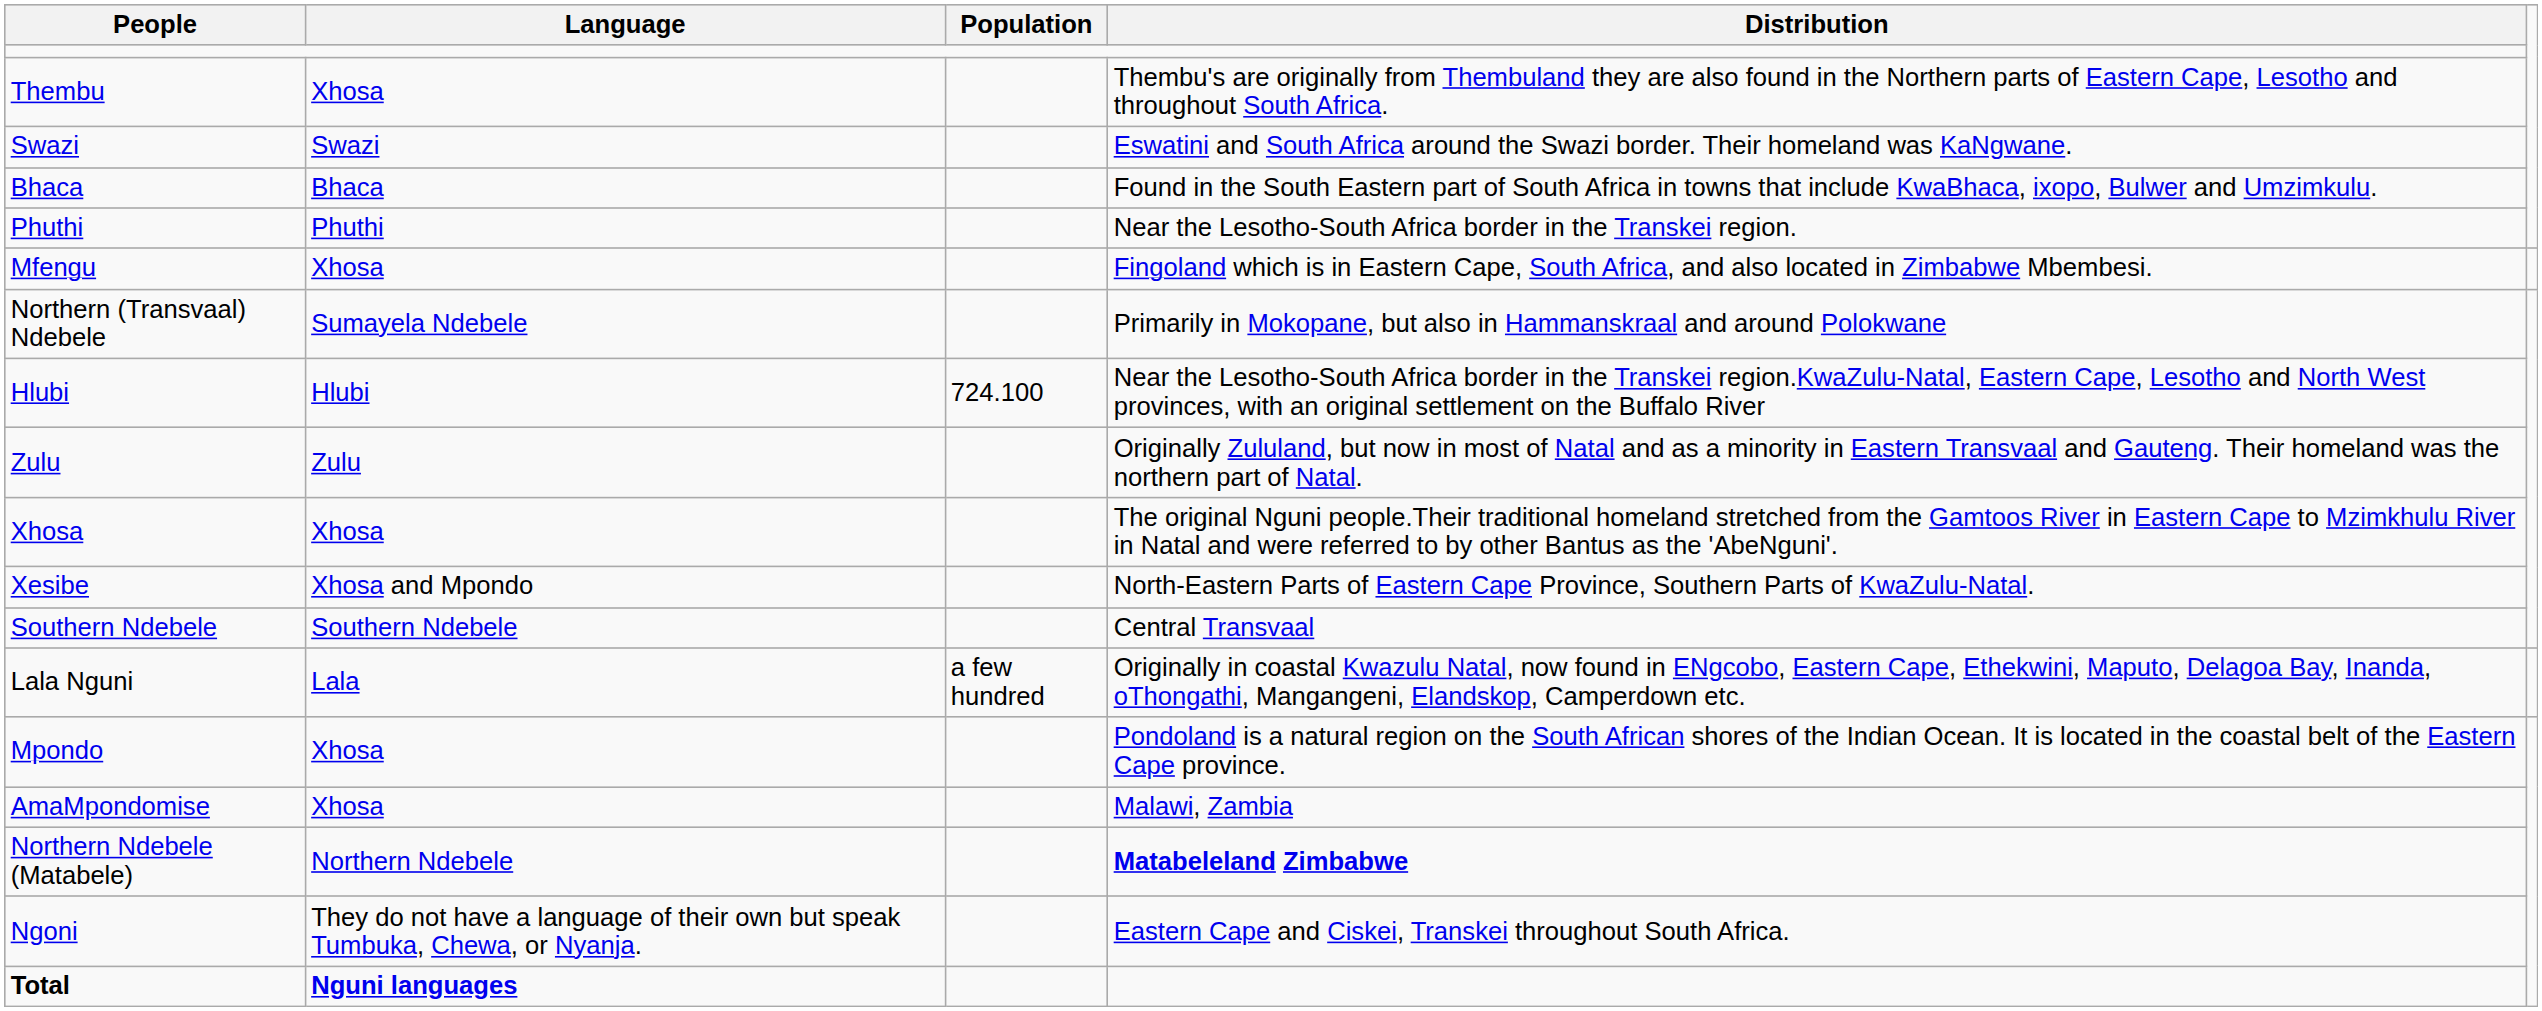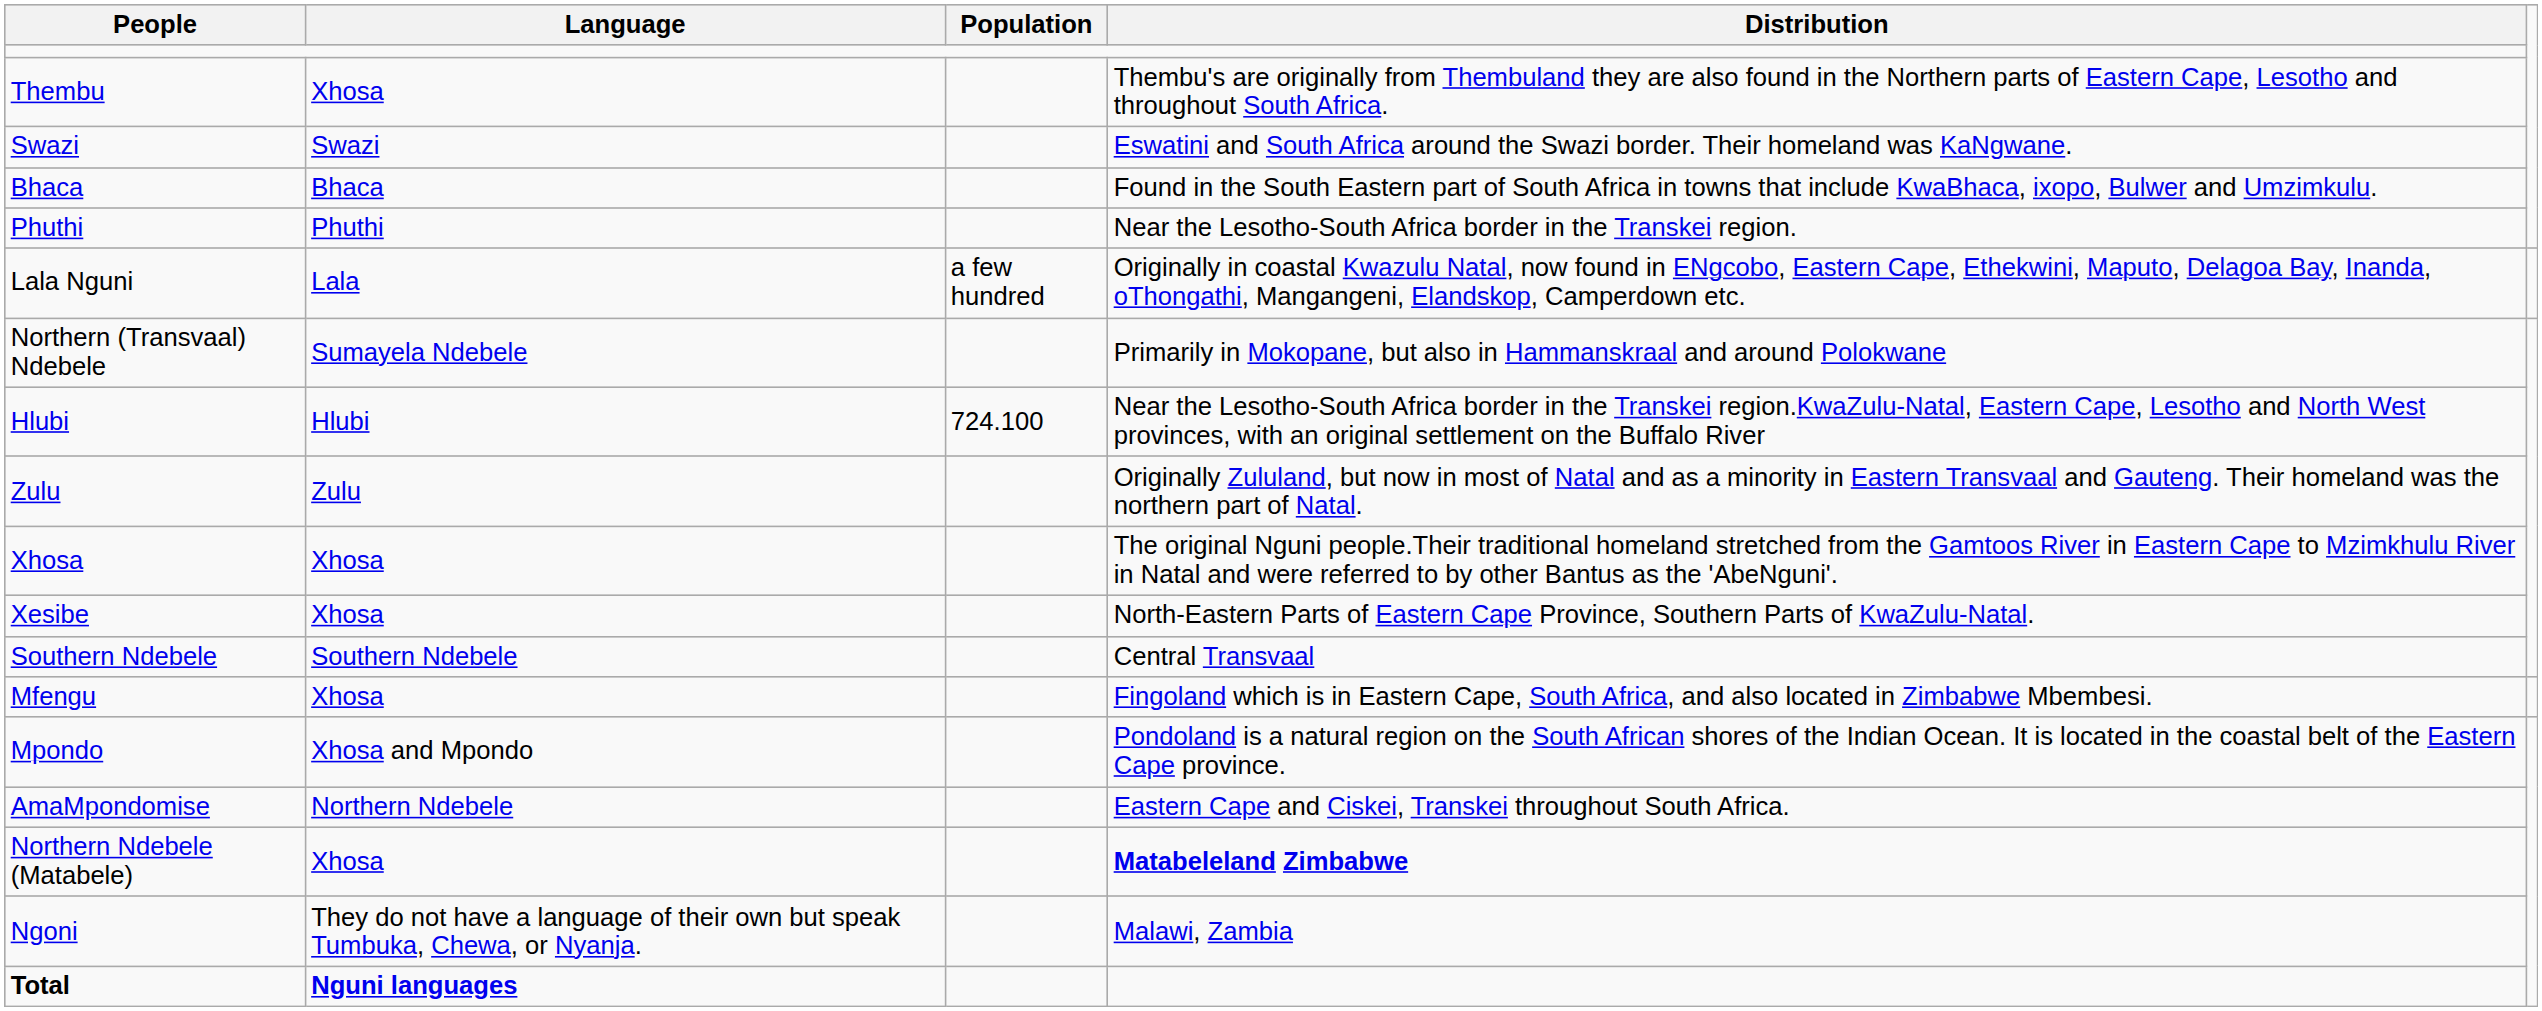rows swapped: (72, 682) <-> (53, 268)
(422, 586) Xhosa and Mpondo -> (347, 615) Xhosa
(347, 751) Xhosa -> (422, 751) Xhosa and Mpondo
(347, 806) Xhosa -> (412, 806) Northern Ndebele
(1203, 806) Malawi, Zambia -> (1452, 806) Eastern Cape and Ciskei, Transkei throughout South Africa.
(412, 861) Northern Ndebele -> (347, 861) Xhosa
(1452, 931) Eastern Cape and Ciskei, Transkei throughout South Africa. -> (1203, 931) Malawi, Zambia
